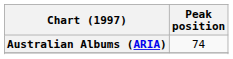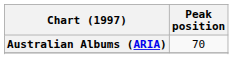(199, 44) 74 -> (199, 44) 70
